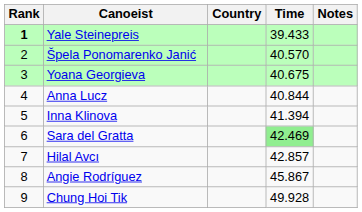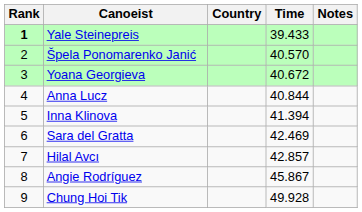(290, 75) 40.675 -> (290, 75) 40.672
(290, 136) lightgreen background -> (290, 136) no background
